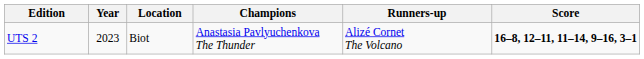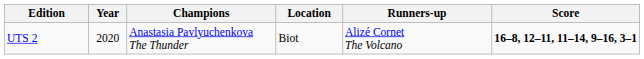columns swapped: (160, 13) <-> (268, 13)
(108, 38) 2023 -> (108, 38) 2020
